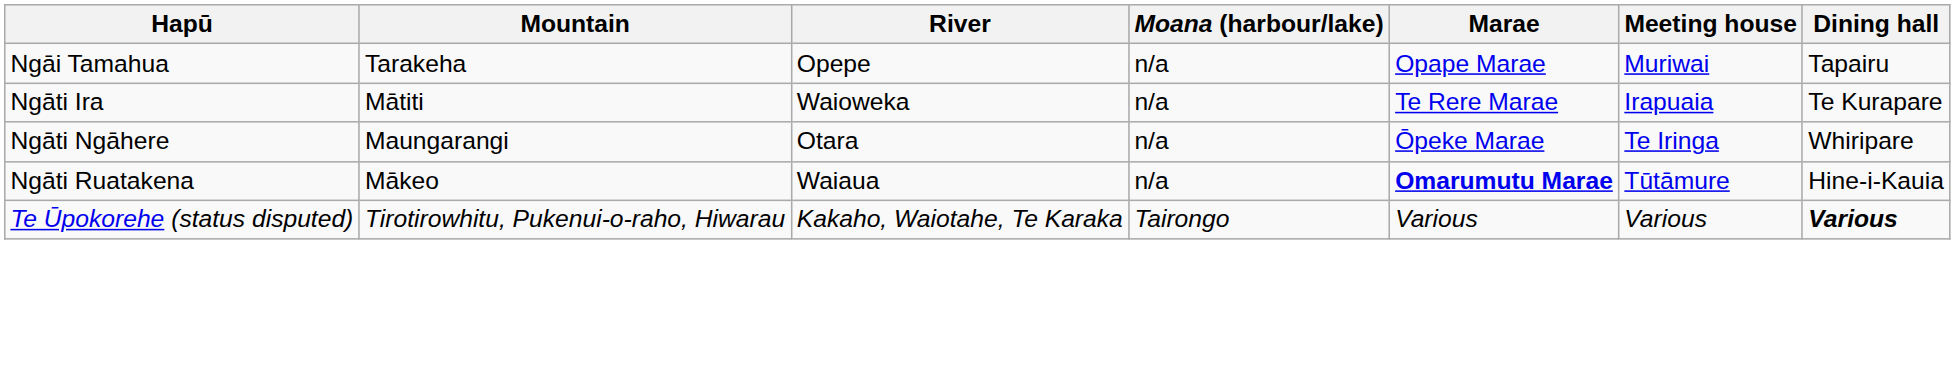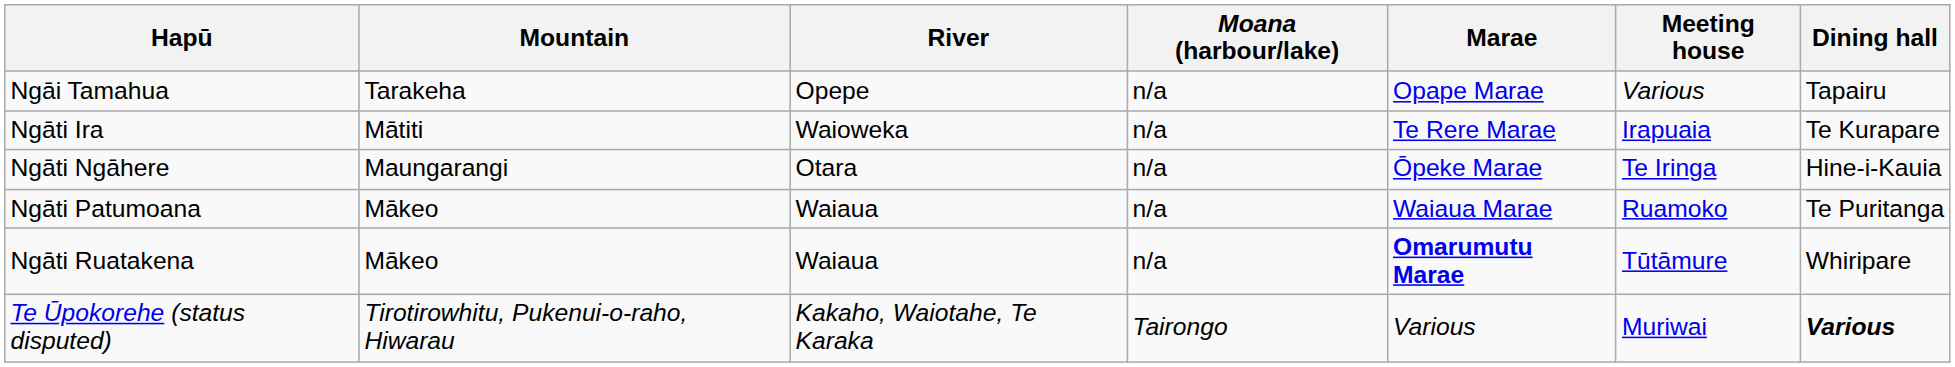(1667, 63) Muriwai -> (1663, 90) Various
(1861, 141) Whiripare -> (1874, 168) Hine-i-Kauia
+ row: (106, 208)
(1876, 180) Hine-i-Kauia -> (1858, 261) Whiripare
(1666, 219) Various -> (1664, 327) Muriwai
